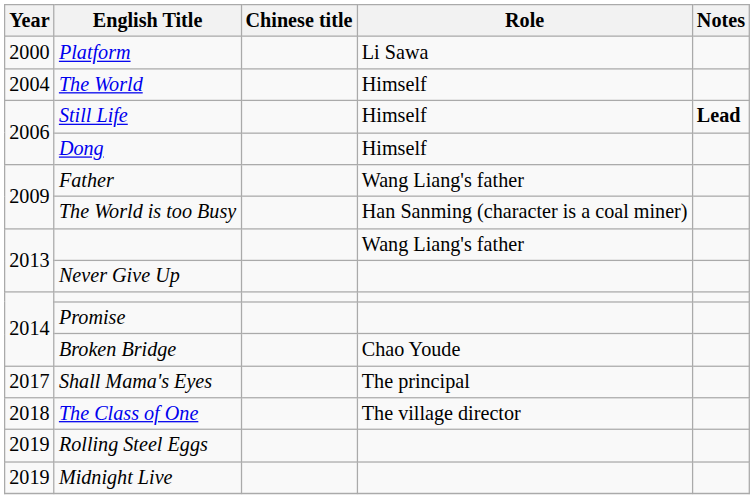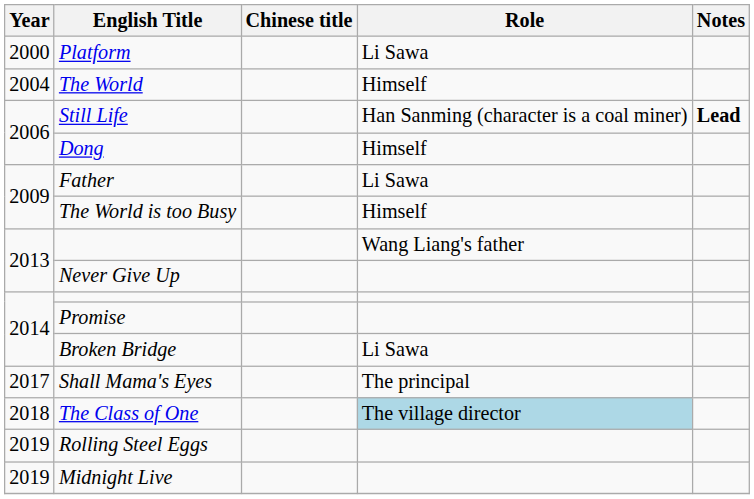(394, 116) Himself -> (525, 116) Han Sanming (character is a coal miner)
(443, 180) Wang Liang's father -> (395, 180) Li Sawa
(525, 212) Han Sanming (character is a coal miner) -> (394, 212) Himself
(411, 349) Chao Youde -> (395, 349) Li Sawa
(441, 413) no background -> (441, 413) lightblue background
